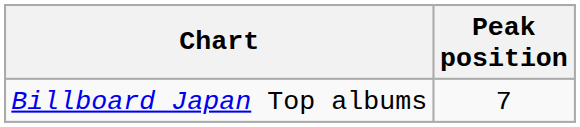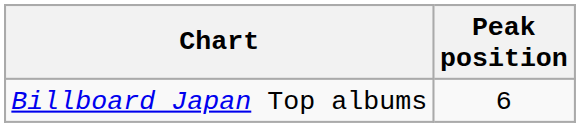(504, 101) 7 -> (504, 101) 6
